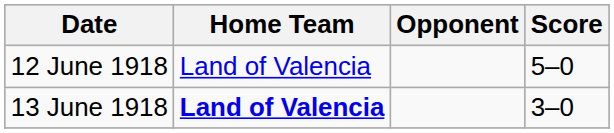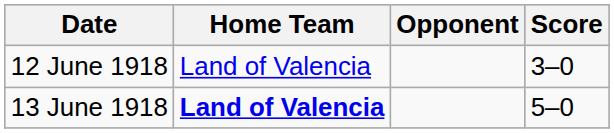(552, 66) 5–0 -> (552, 66) 3–0
(552, 107) 3–0 -> (552, 107) 5–0
